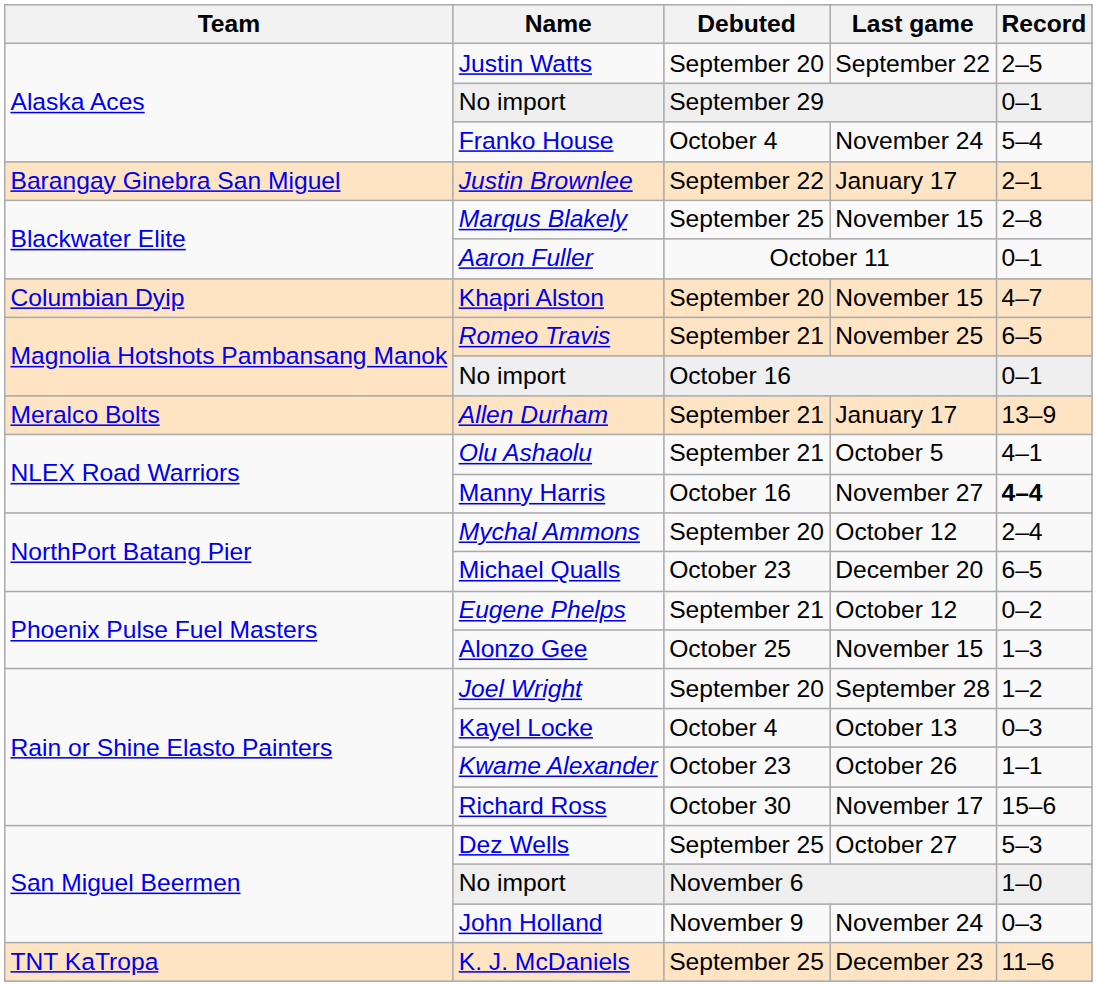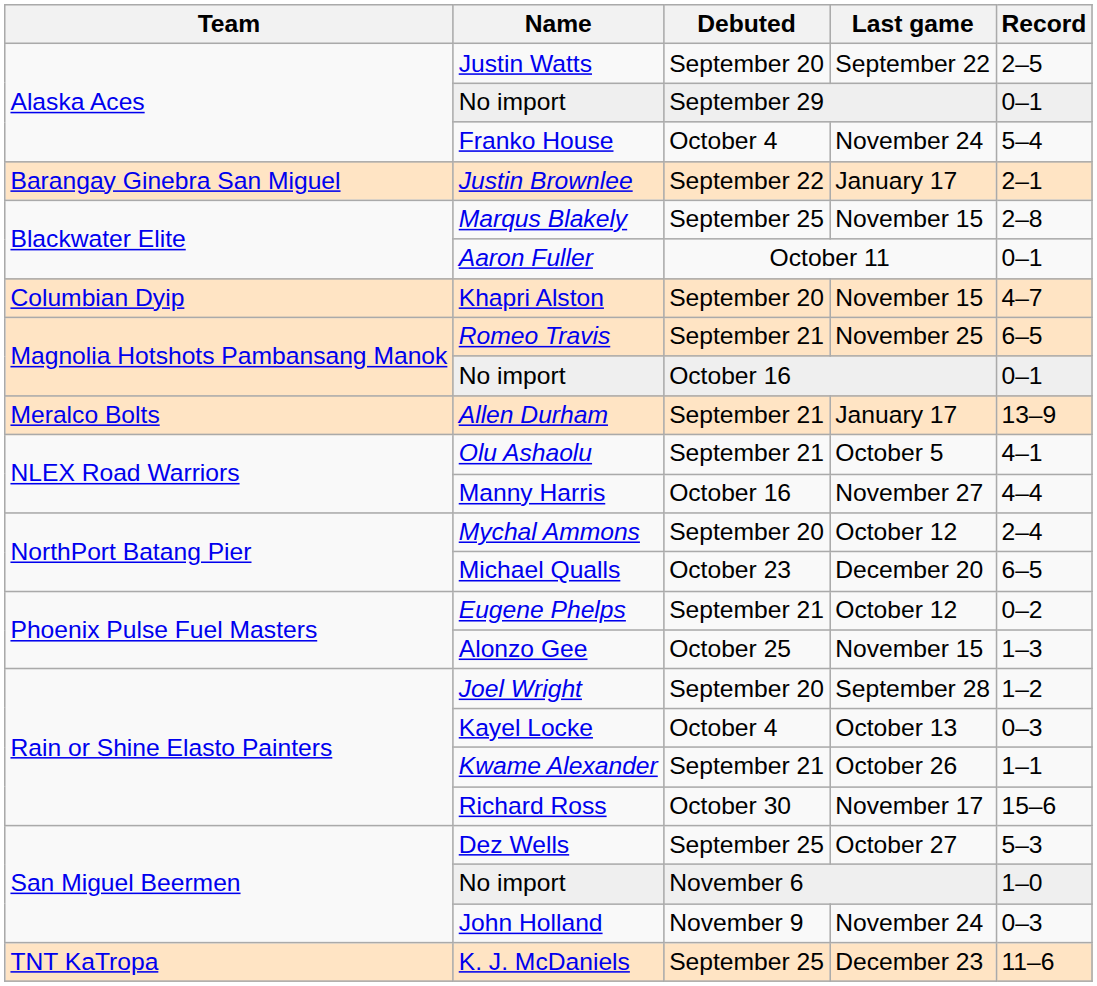(1022, 492) bold -> (1022, 492) normal
(730, 766) October 23 -> (747, 766) September 21
